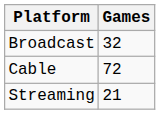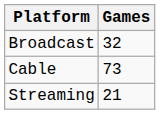(112, 70) 72 -> (112, 70) 73
